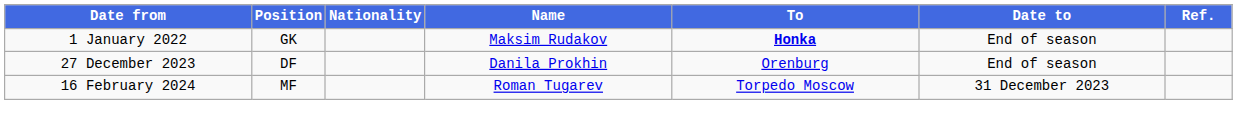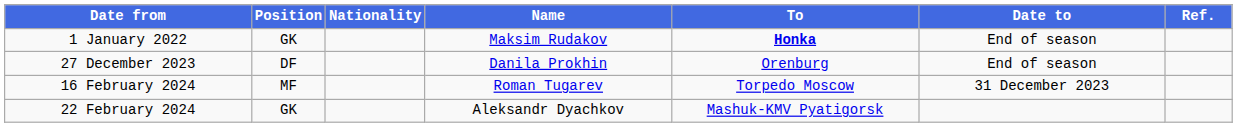+ row: (128, 110)
